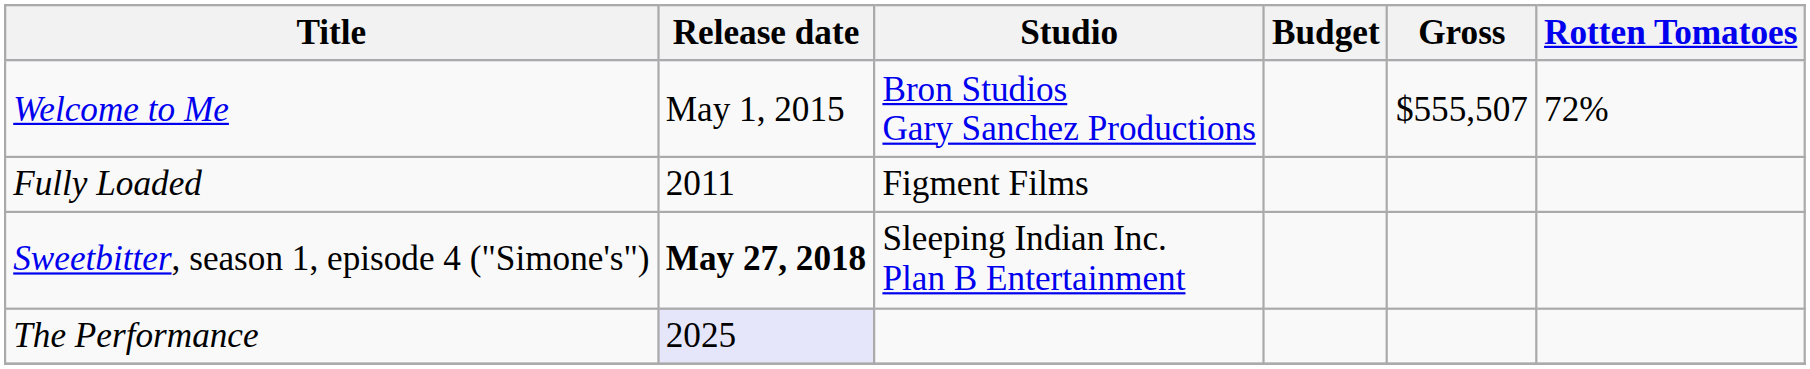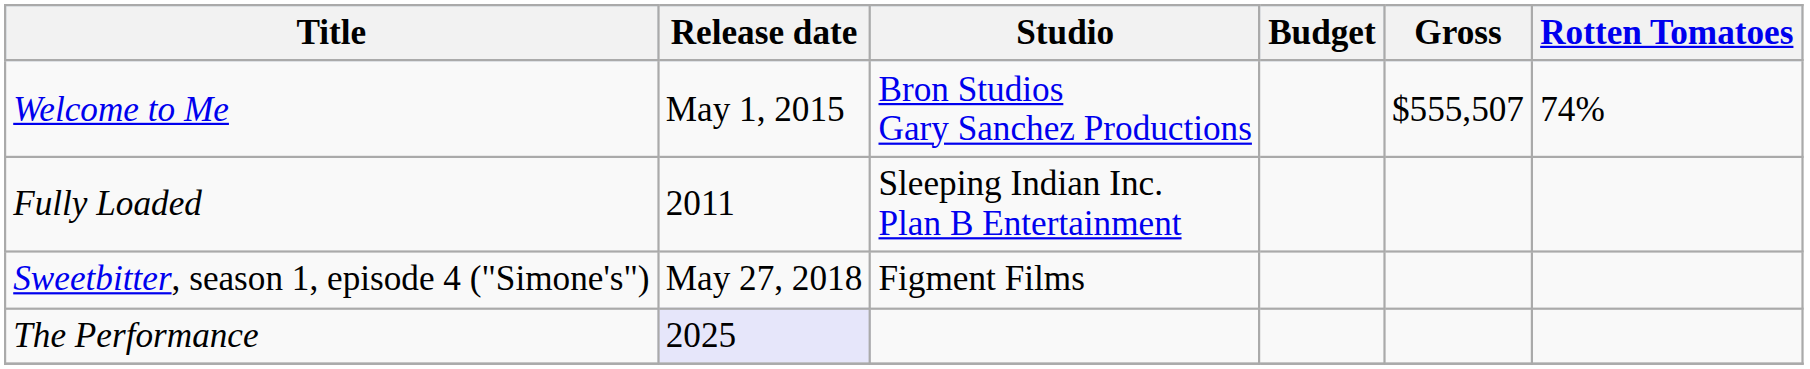(1576, 108) 72% -> (1572, 108) 74%
(986, 183) Figment Films -> (1030, 203) Sleeping Indian Inc. Plan B Entertainment
(766, 259) bold -> (764, 279) normal
(1034, 259) Sleeping Indian Inc. Plan B Entertainment -> (982, 279) Figment Films
